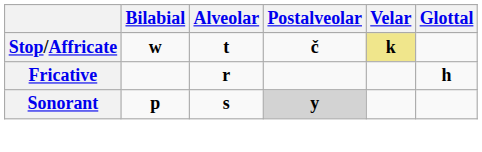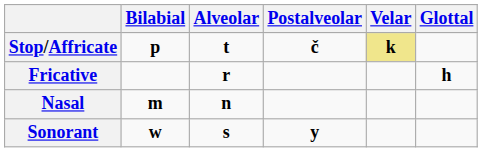(155, 47) w -> (155, 47) p
+ row: (63, 103)
(155, 103) p -> (155, 132) w
(315, 103) lightgrey background -> (315, 132) no background
